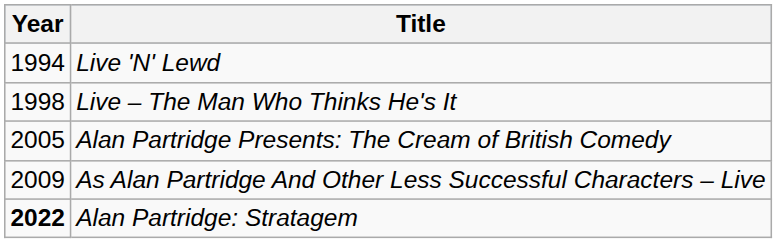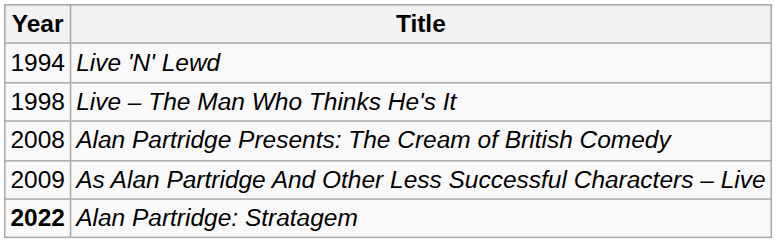(38, 140) 2005 -> (38, 140) 2008
